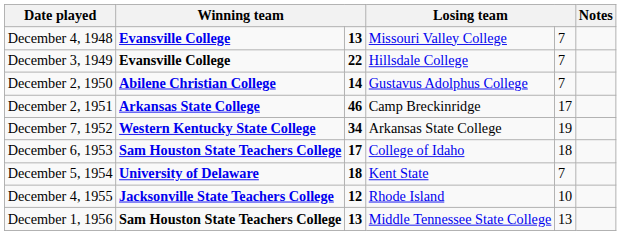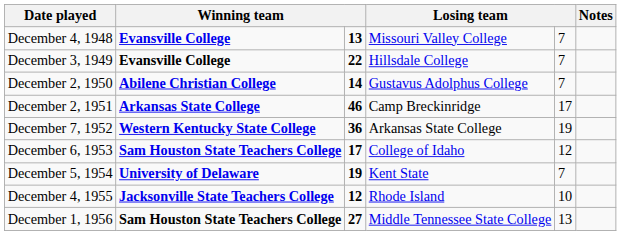(355, 128) 34 -> (355, 128) 36
(565, 151) 18 -> (565, 151) 12
(355, 173) 18 -> (355, 173) 19
(355, 219) 13 -> (355, 219) 27
